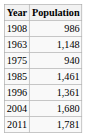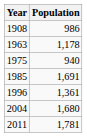(68, 44) 1,148 -> (68, 44) 1,178
(68, 76) 1,461 -> (68, 76) 1,691
